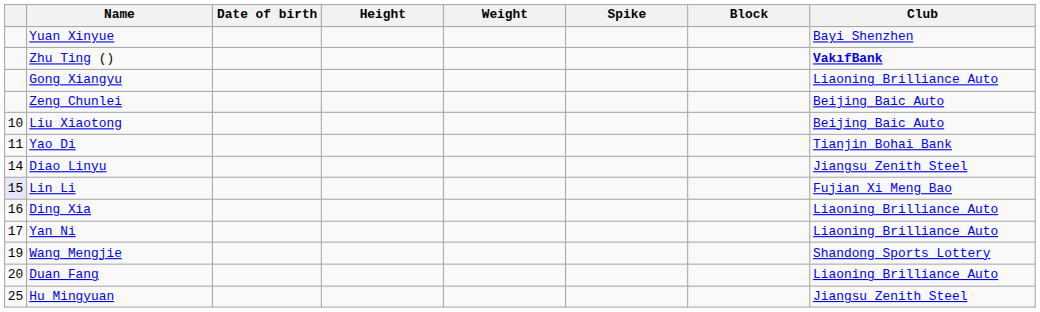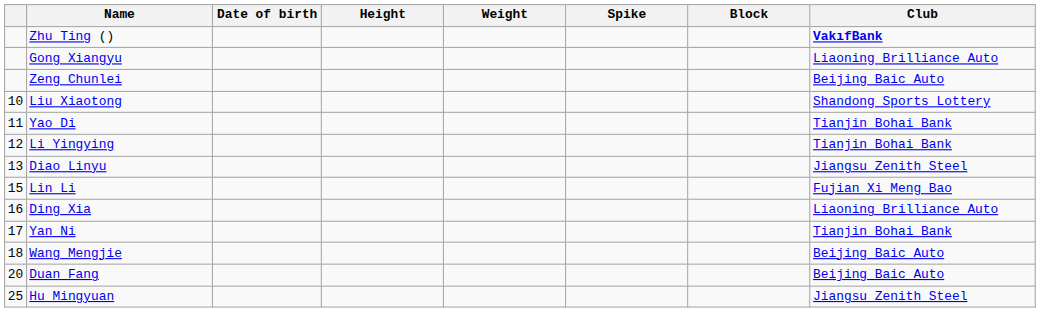- row: (72, 37)
(879, 123) Beijing Baic Auto -> (902, 102) Shandong Sports Lottery
+ row: (72, 145)
(15, 166) 14 -> (15, 166) 13
(15, 188) lavender background -> (15, 188) no background
(906, 231) Liaoning Brilliance Auto -> (883, 231) Tianjin Bohai Bank
(15, 253) 19 -> (15, 253) 18
(902, 253) Shandong Sports Lottery -> (879, 253) Beijing Baic Auto
(906, 275) Liaoning Brilliance Auto -> (879, 275) Beijing Baic Auto
